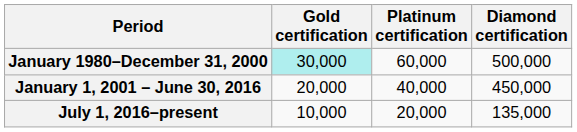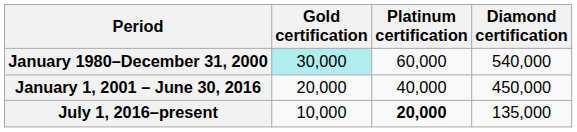(522, 61) 500,000 -> (522, 61) 540,000
(422, 113) normal -> (422, 113) bold
